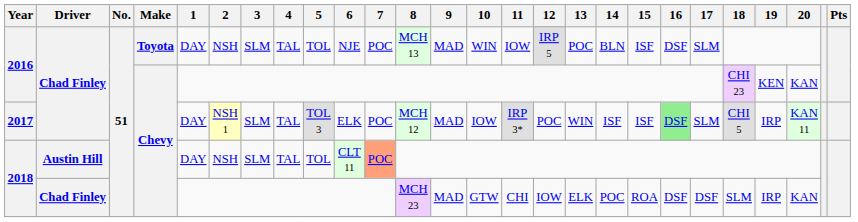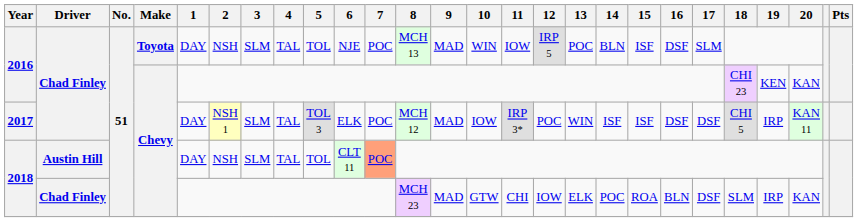(676, 121) lightgreen background -> (677, 121) no background
(707, 121) SLM -> (709, 121) DSF
(676, 197) DSF -> (677, 197) BLN
